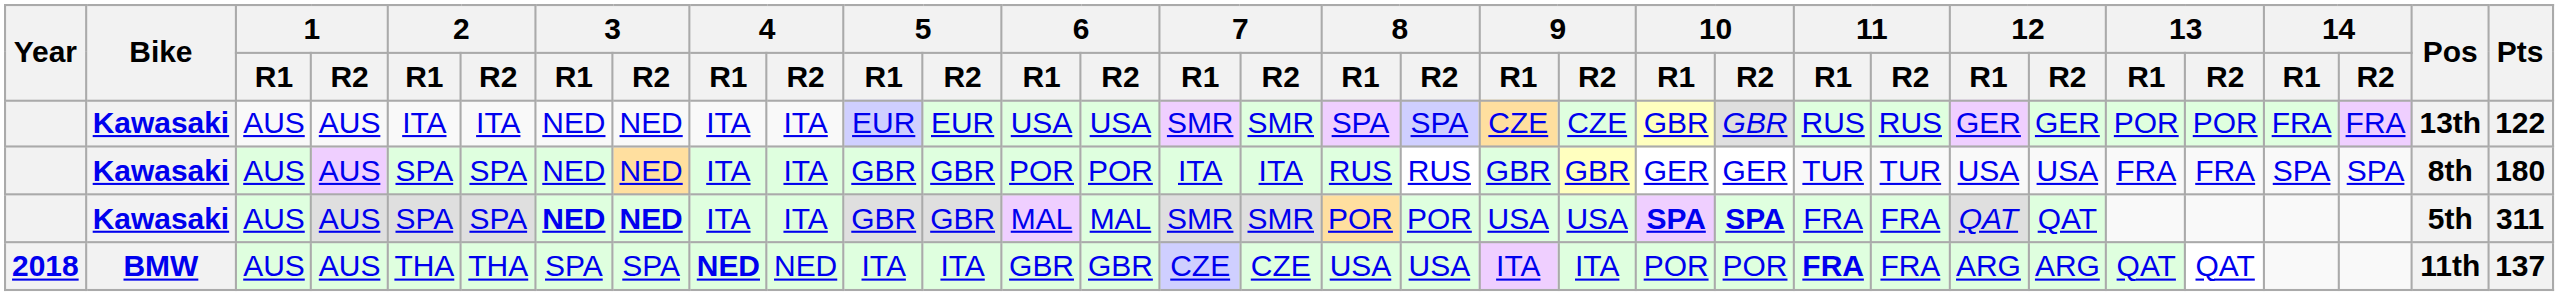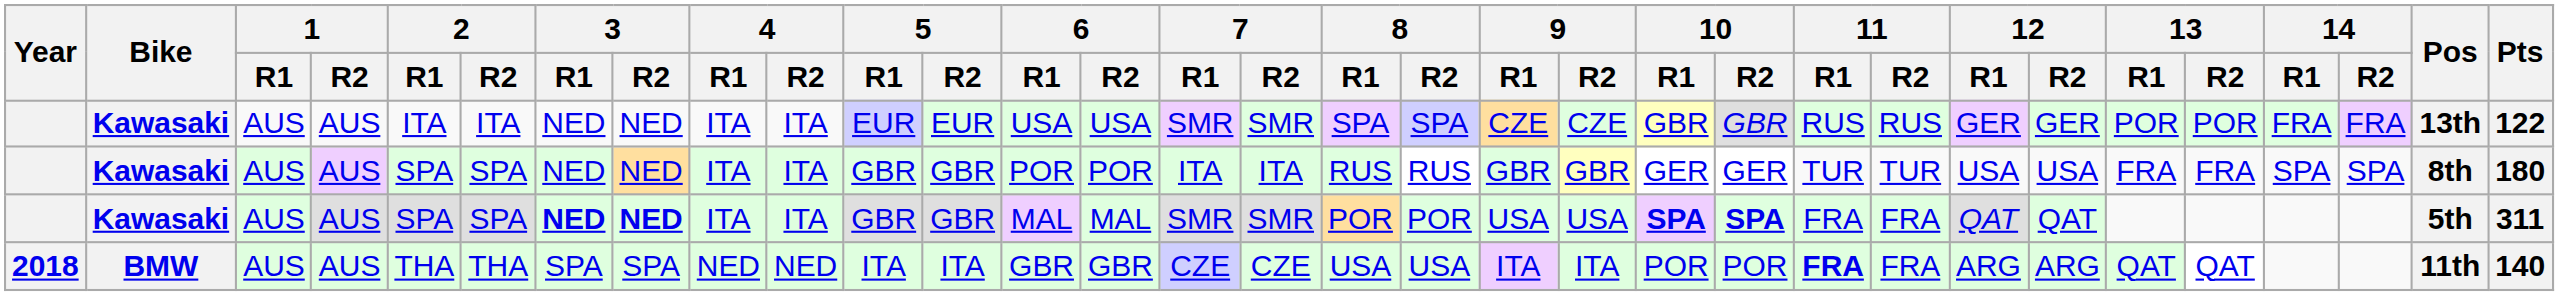(728, 266) bold -> (728, 266) normal
(2520, 266) 137 -> (2520, 266) 140
